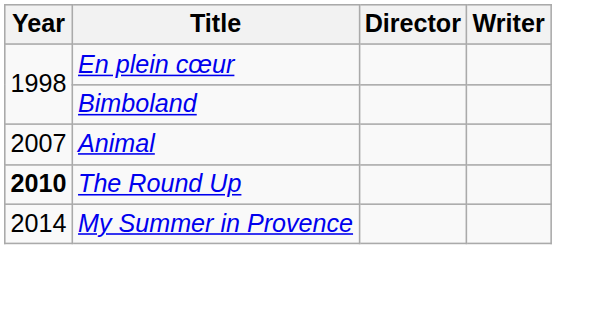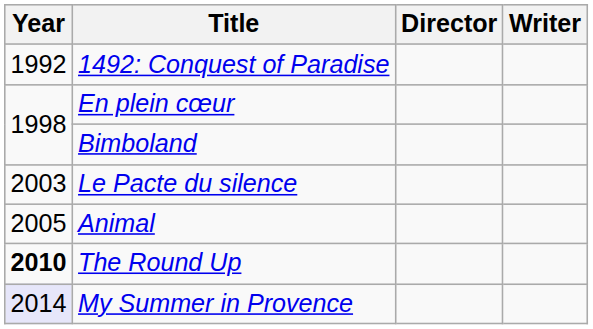+ row: (234, 64)
+ row: (188, 183)
(39, 143) 2007 -> (39, 223) 2005
(39, 223) no background -> (39, 303) lavender background
